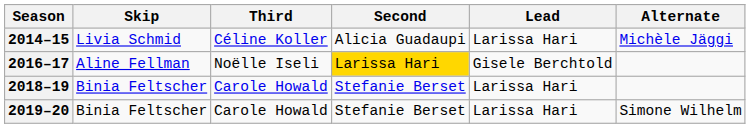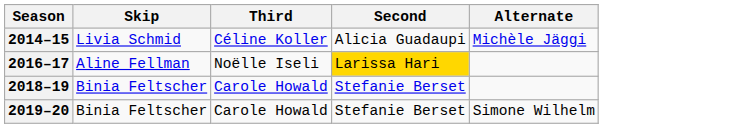- column: (543, 16)
